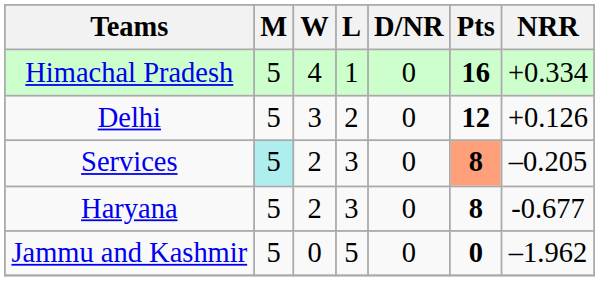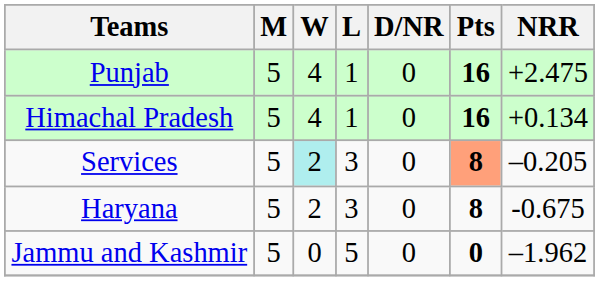+ row: (129, 72)
(548, 72) +0.334 -> (548, 117) +0.134
- row: (129, 117)
(274, 162) paleturquoise background -> (274, 162) no background
(315, 162) no background -> (315, 162) paleturquoise background
(548, 207) -0.677 -> (548, 207) -0.675
